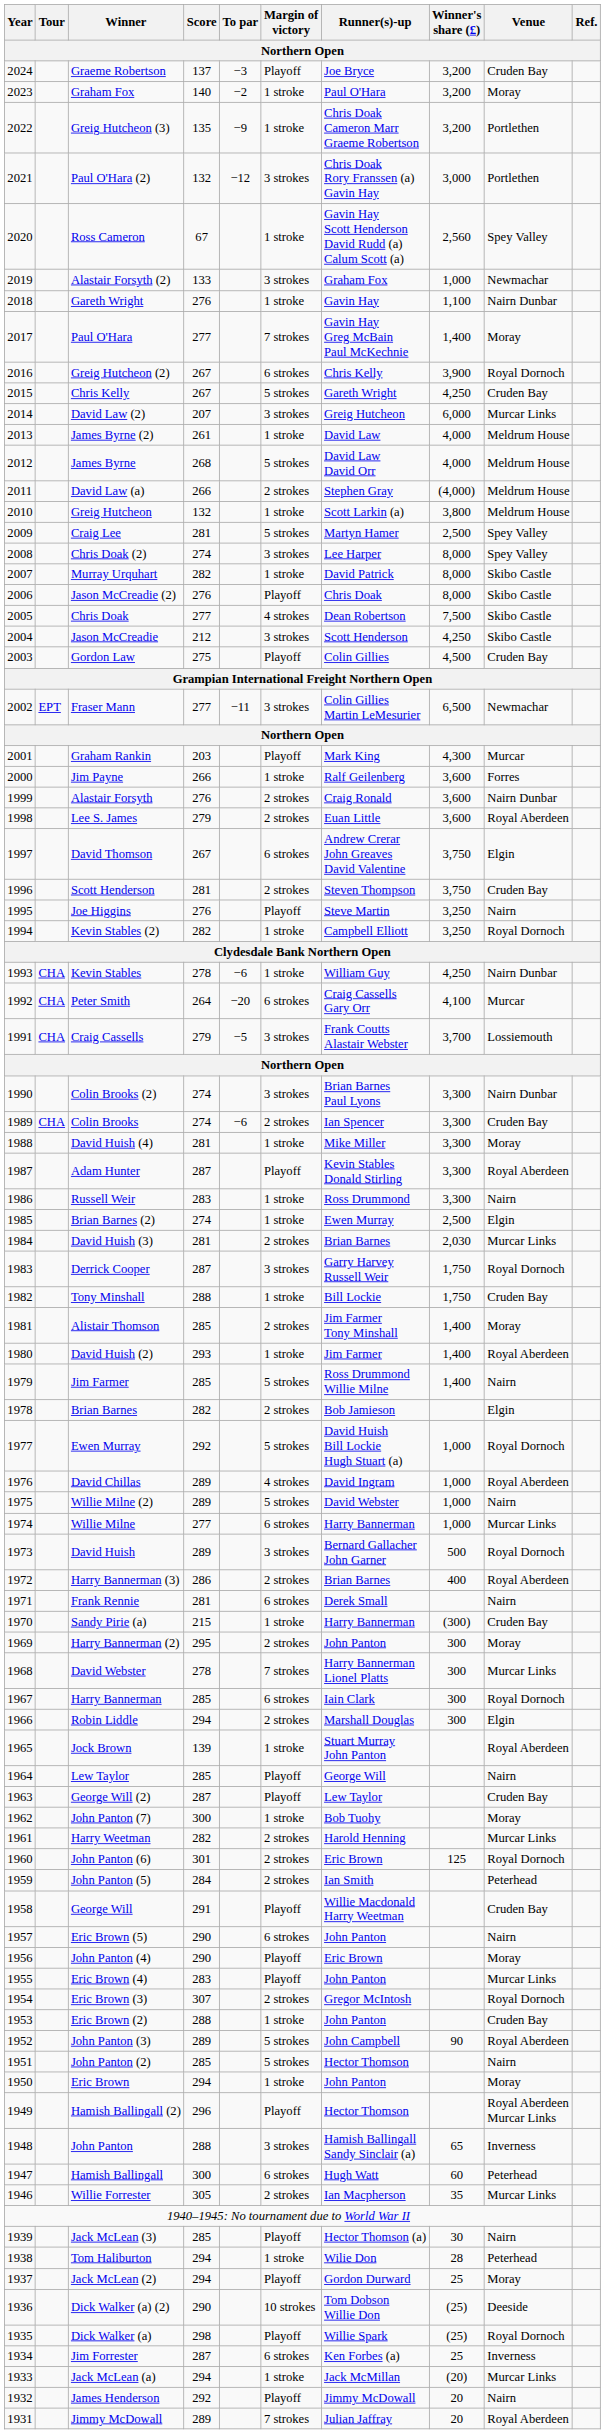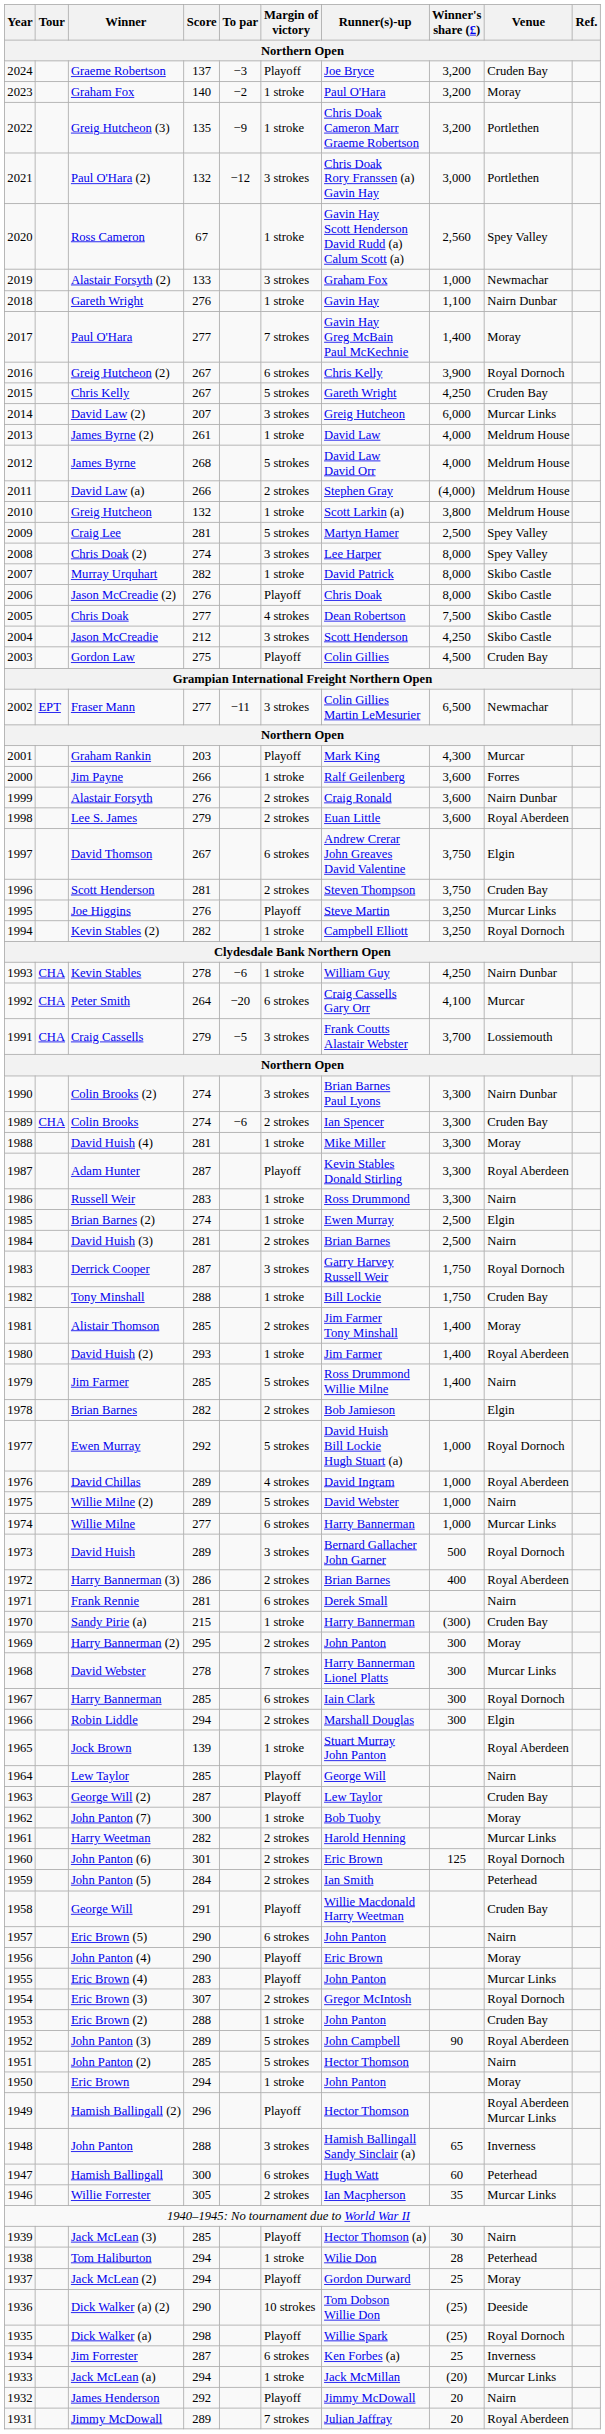(502, 910) Nairn -> (522, 910) Murcar Links
(457, 1240) 2,030 -> (457, 1240) 2,500
(522, 1240) Murcar Links -> (502, 1240) Nairn
